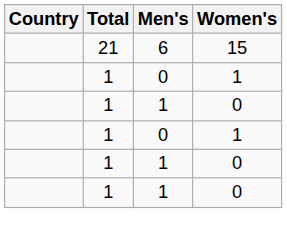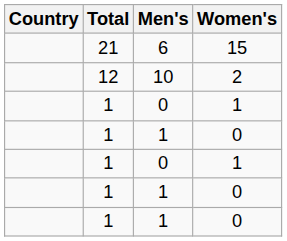+ row: (163, 76)
